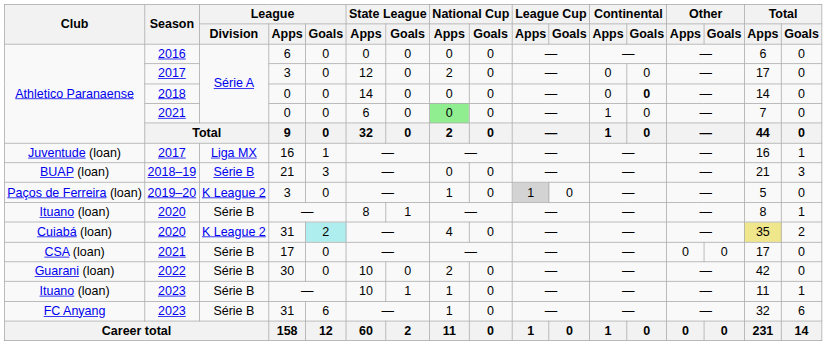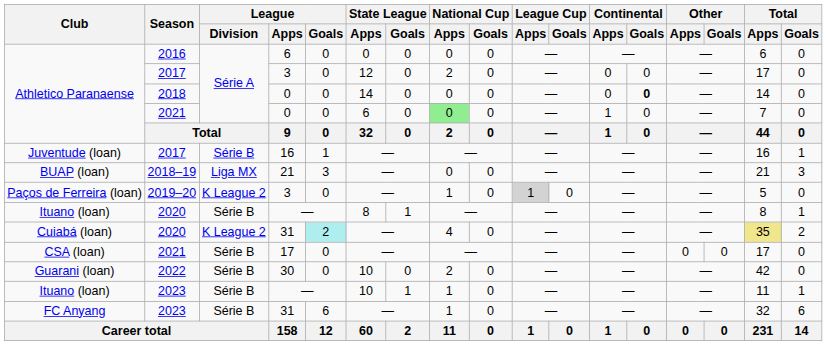(234, 152) Liga MX -> (234, 152) Série B
(234, 172) Série B -> (234, 172) Liga MX
